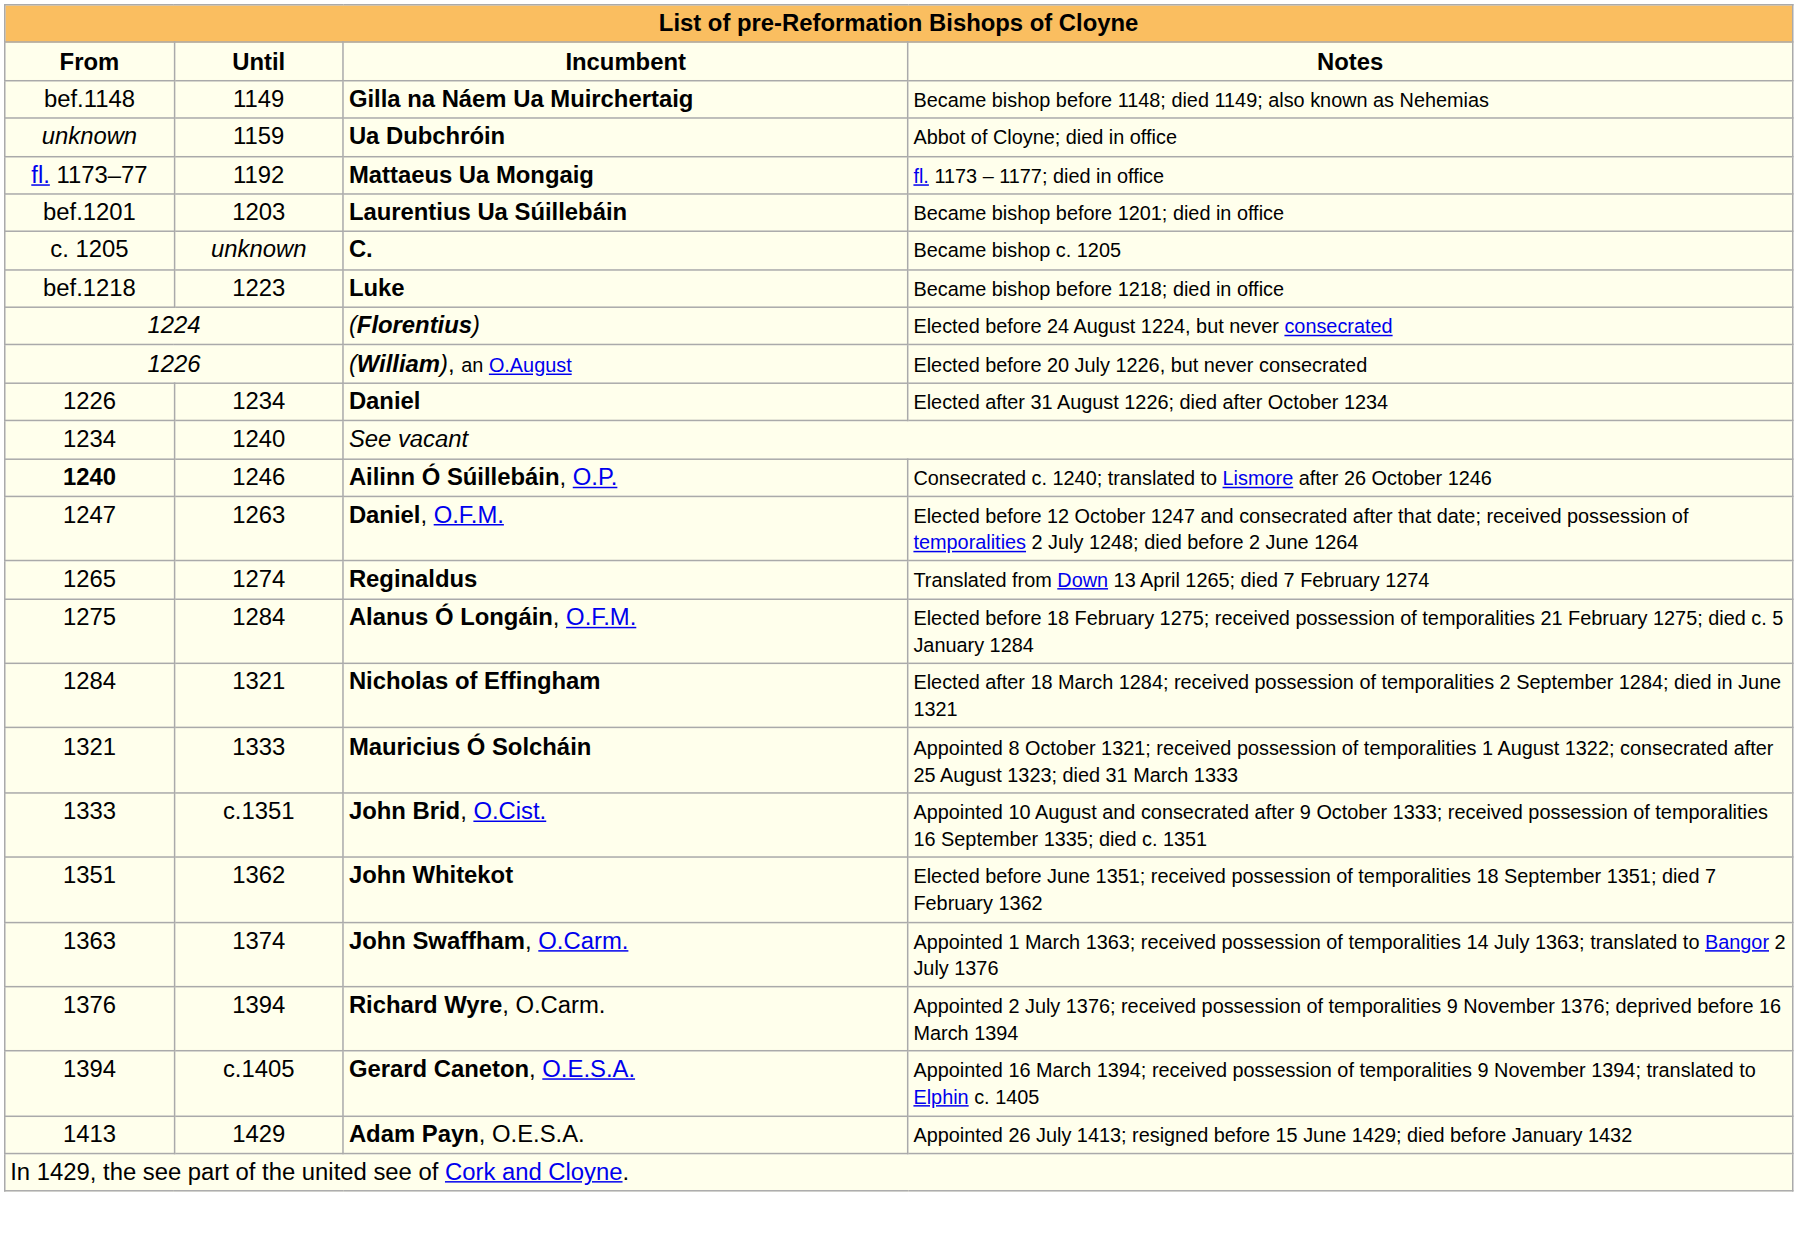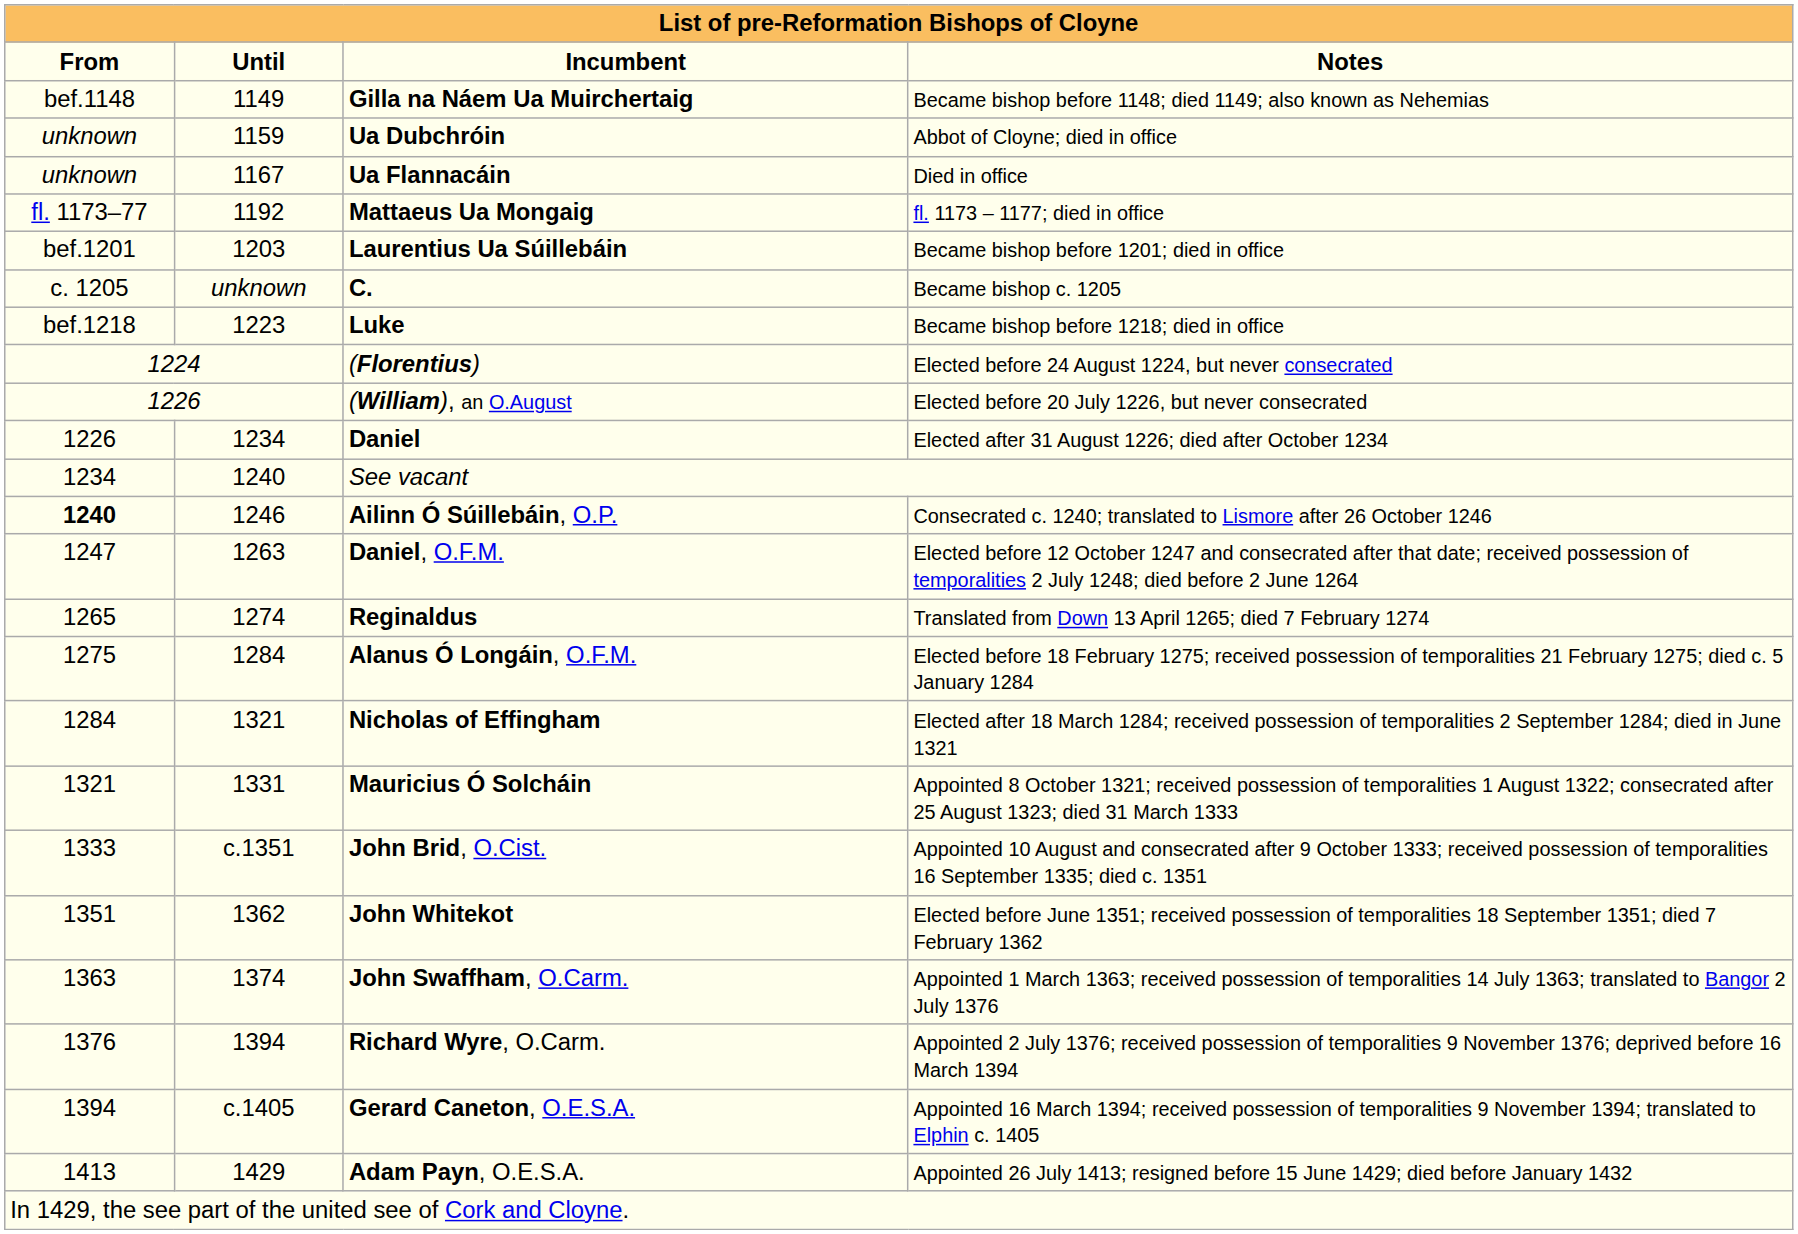+ row: (430, 174)
(259, 746) 1333 -> (259, 784) 1331
